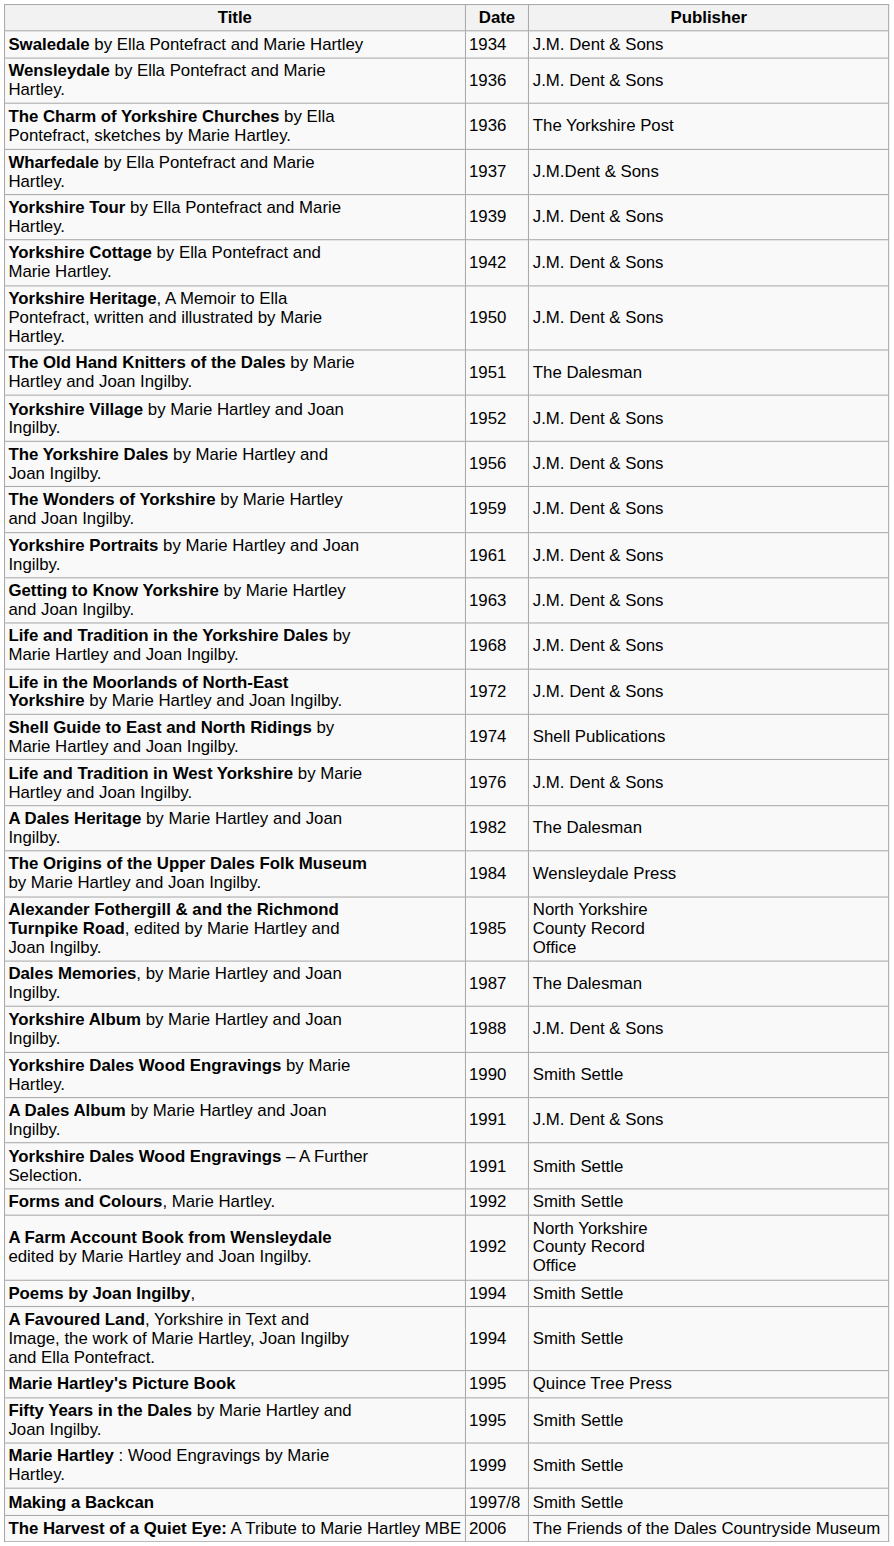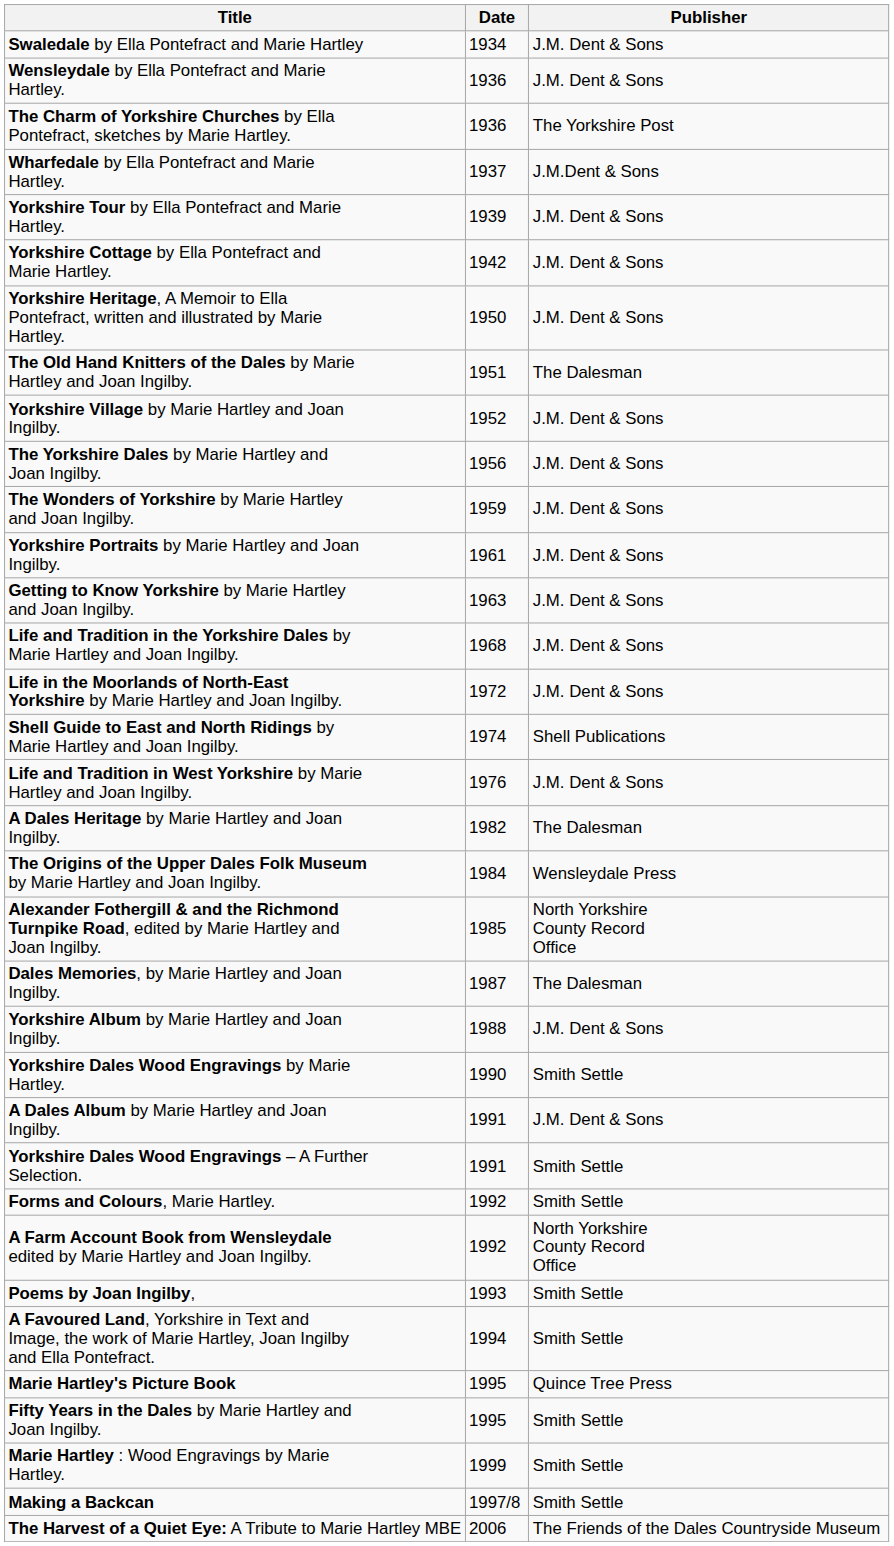(490, 1293) 1994 -> (490, 1293) 1993
